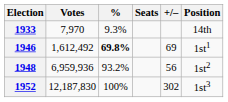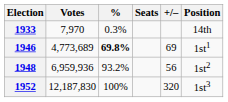(115, 29) 9.3% -> (115, 29) 0.3%
(72, 47) 1,612,492 -> (72, 47) 4,773,689
(171, 86) 302 -> (171, 86) 320
